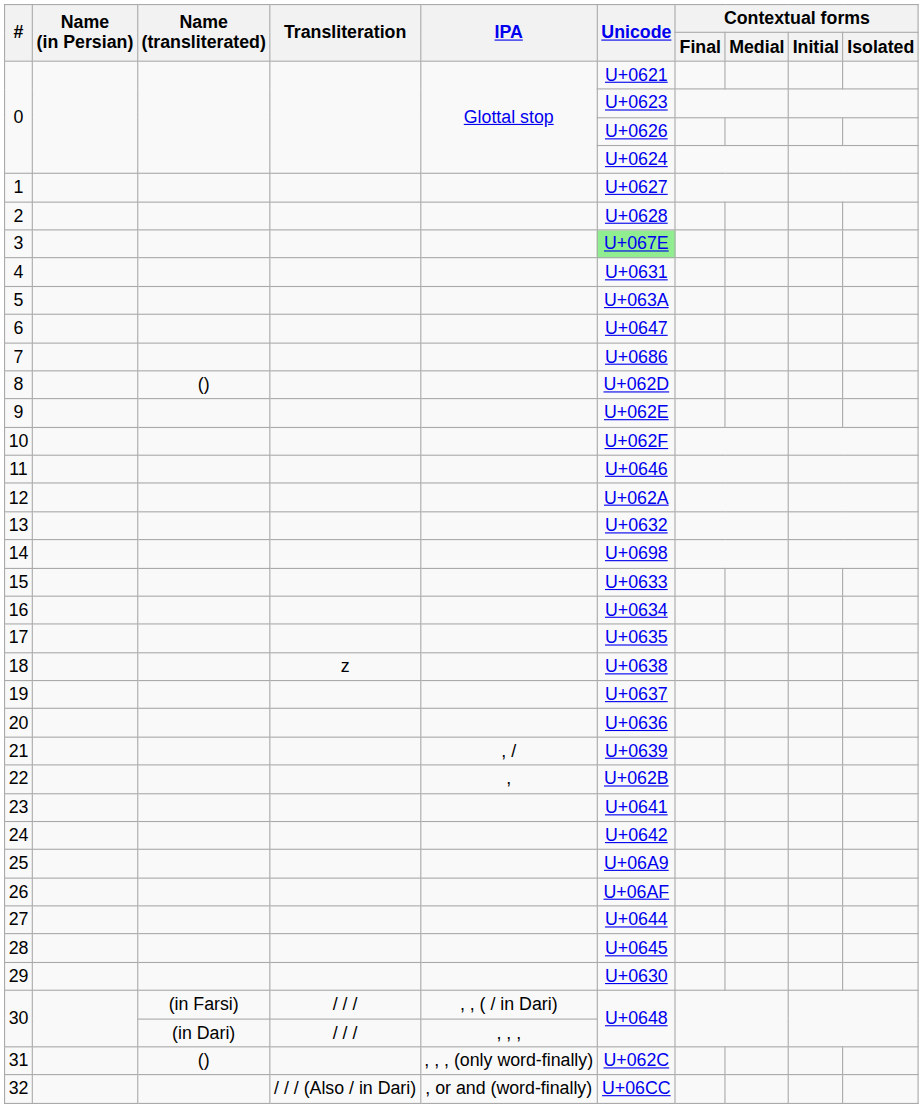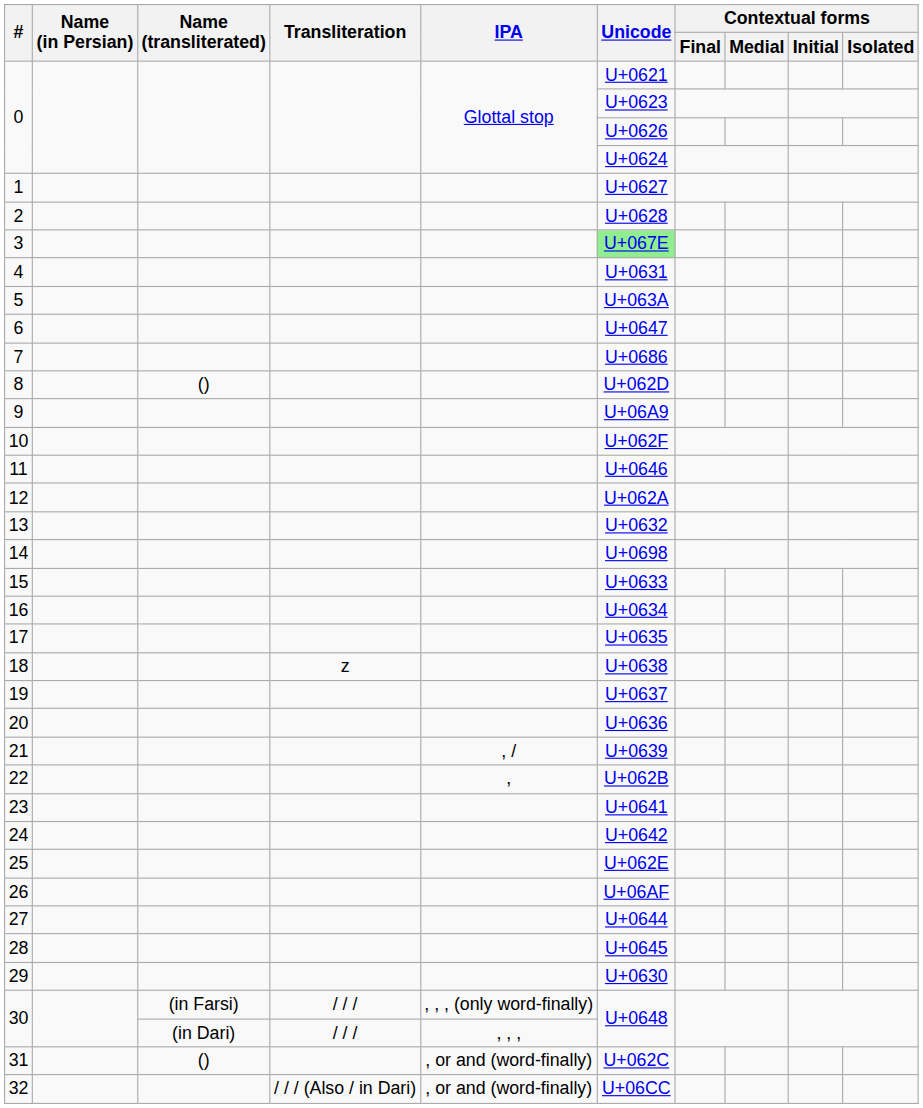(636, 412) U+062E -> (636, 412) U+06A9
(636, 863) U+06A9 -> (636, 863) U+062E
(509, 1004) , , ( / in Dari) -> (509, 1004) , , , (only word-finally)
(509, 1060) , , , (only word-finally) -> (509, 1060) , or and (word-finally)
